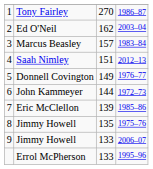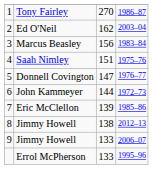(106, 44) 157 -> (106, 44) 156
(132, 60) 2012–13 -> (132, 60) 1975–76
(106, 76) 149 -> (106, 76) 147
(106, 124) 135 -> (106, 124) 138
(132, 124) 1975–76 -> (132, 124) 2012–13
